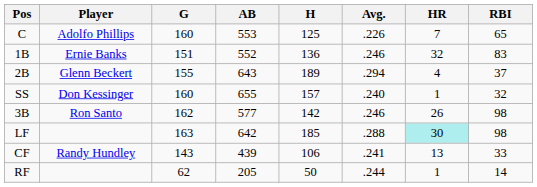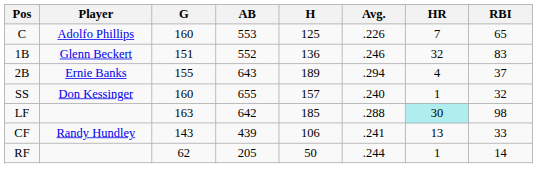(96, 53) Ernie Banks -> (96, 53) Glenn Beckert
(96, 73) Glenn Beckert -> (96, 73) Ernie Banks
- row: (22, 113)
